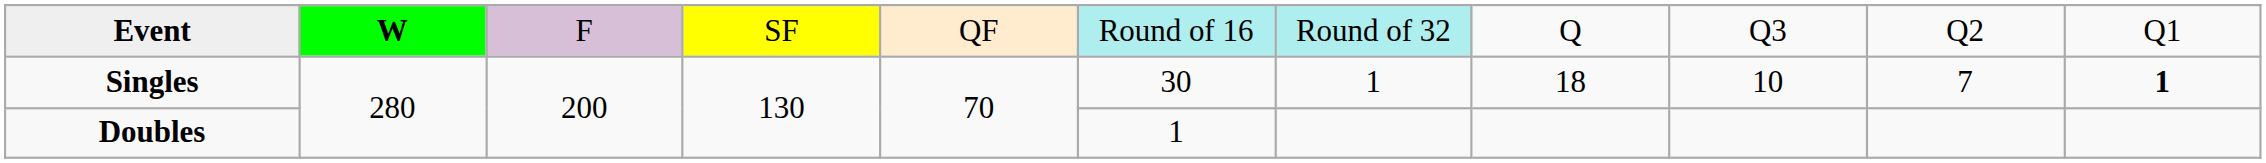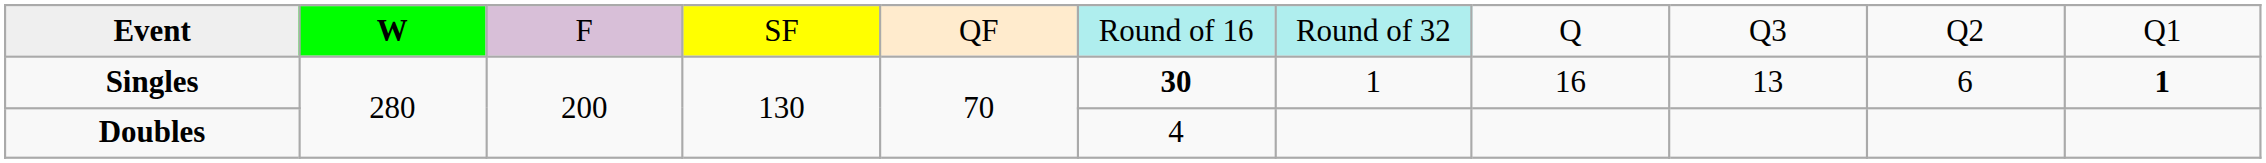(1176, 81) normal -> (1176, 81) bold
(1571, 81) 18 -> (1571, 81) 16
(1768, 81) 10 -> (1768, 81) 13
(1965, 81) 7 -> (1965, 81) 6
(1176, 132) 1 -> (1176, 132) 4
